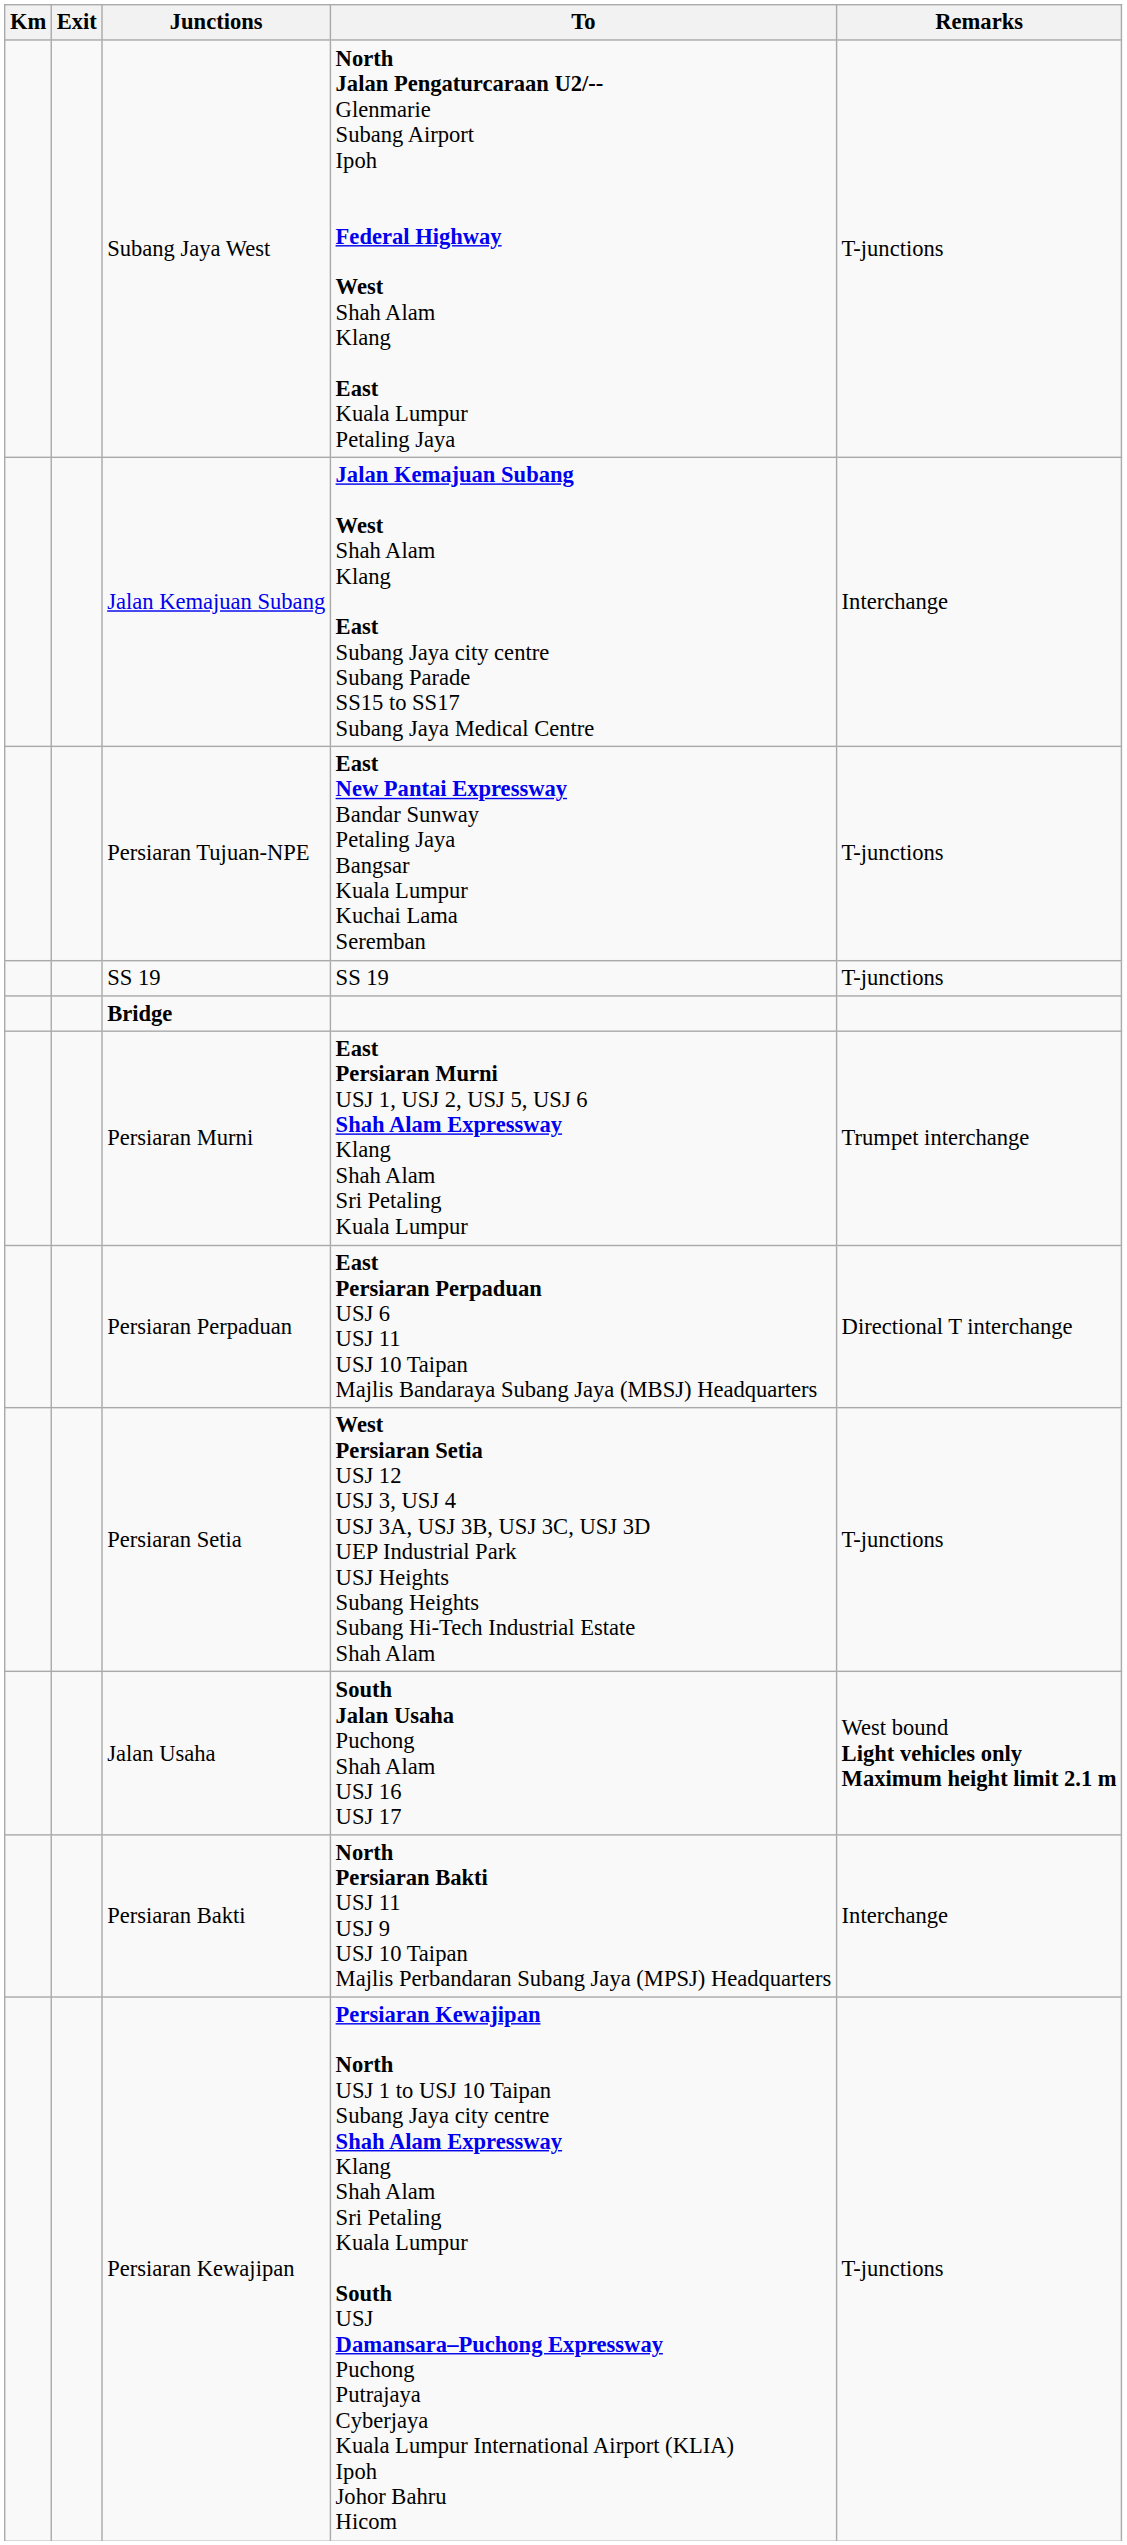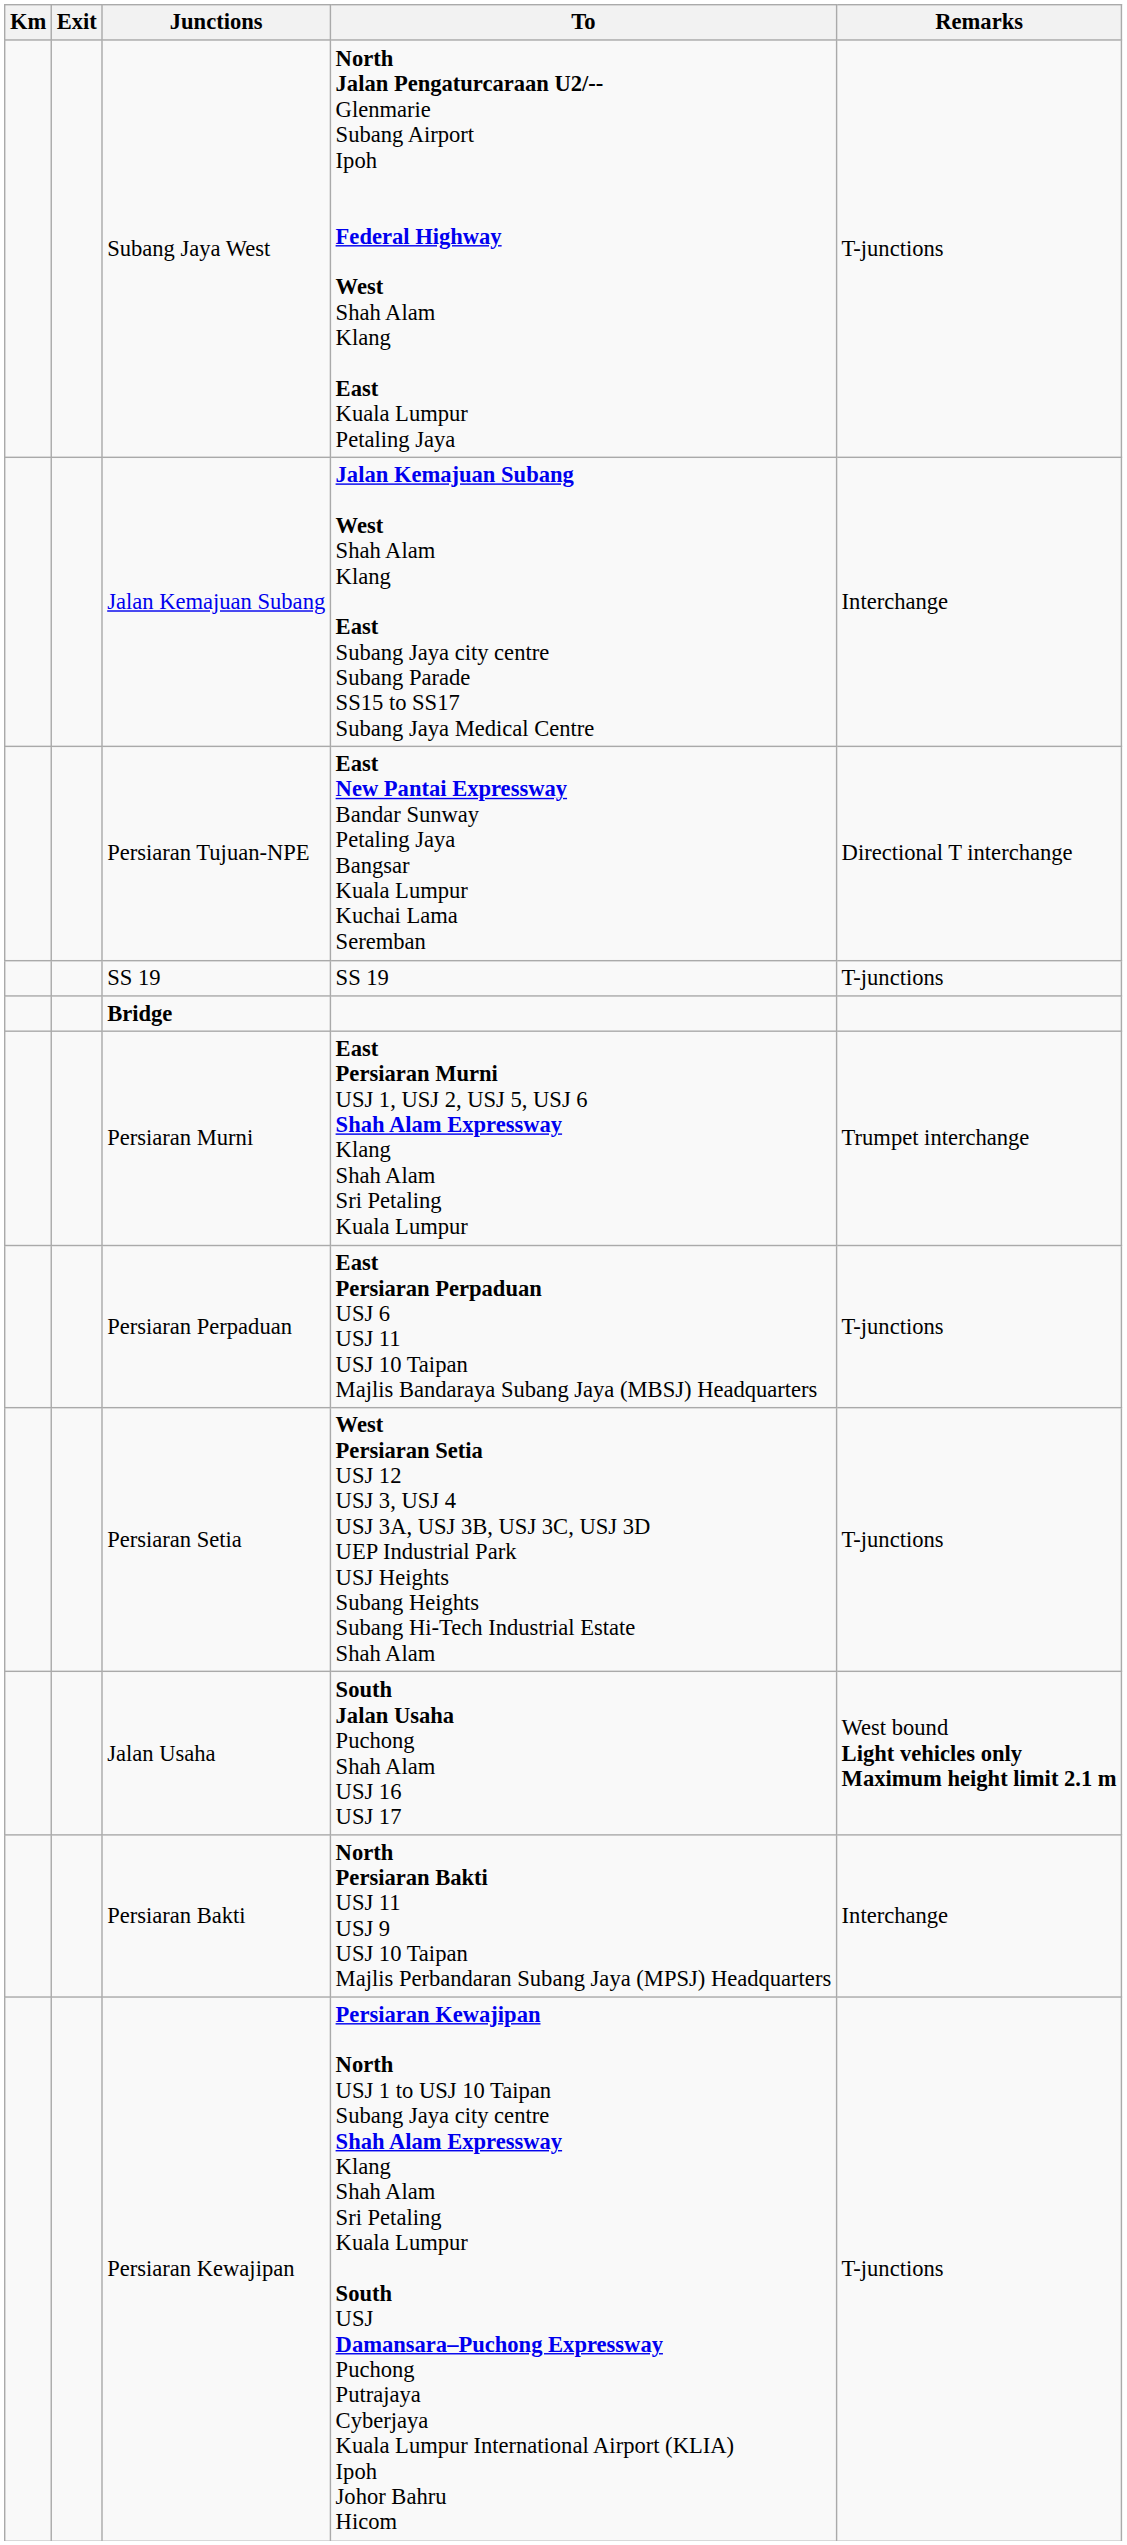(893, 853) T-junctions -> (957, 853) Directional T interchange
(957, 1326) Directional T interchange -> (893, 1326) T-junctions
